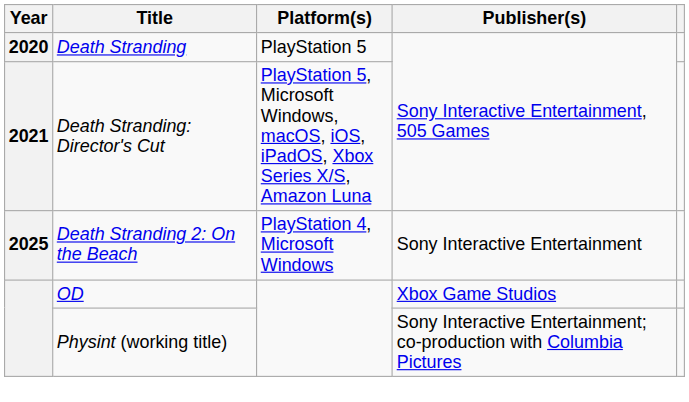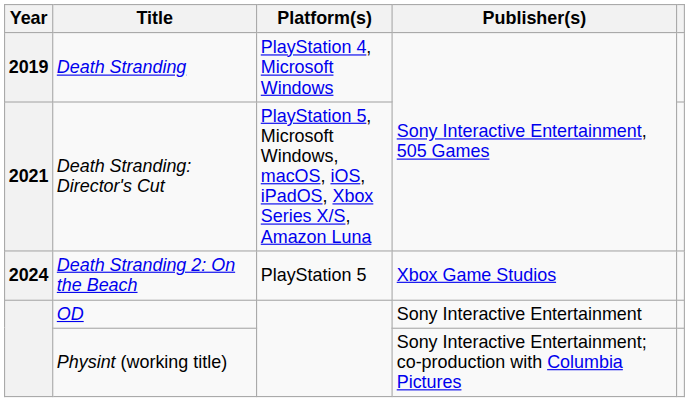(29, 47) 2020 -> (29, 67) 2019
(314, 47) PlayStation 5 -> (316, 67) PlayStation 4, Microsoft Windows
(29, 245) 2025 -> (29, 275) 2024
(316, 245) PlayStation 4, Microsoft Windows -> (314, 275) PlayStation 5
(519, 245) Sony Interactive Entertainment -> (476, 275) Xbox Game Studios
(476, 293) Xbox Game Studios -> (519, 313) Sony Interactive Entertainment
